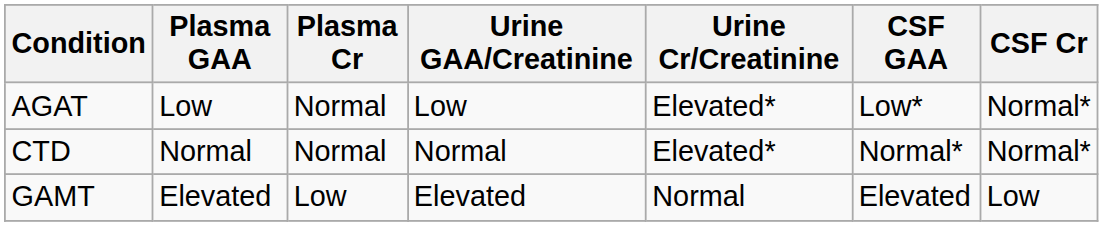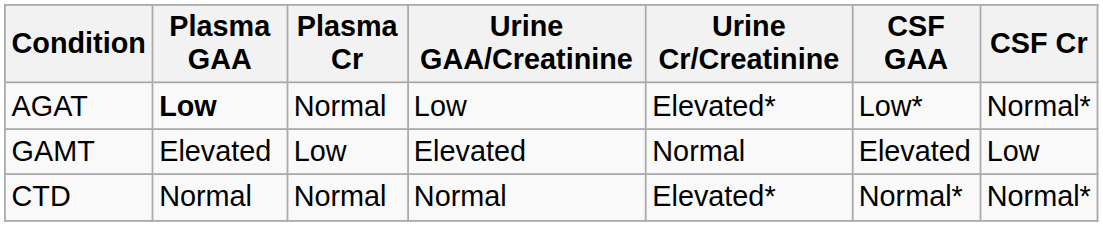(186, 105) normal -> (188, 105) bold
rows swapped: (53, 196) <-> (41, 151)
